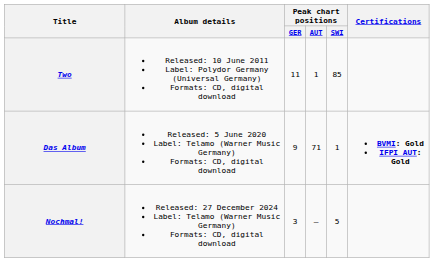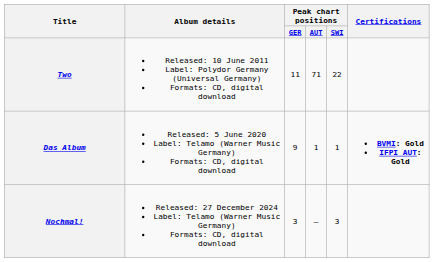(316, 74) 1 -> (316, 74) 71
(337, 74) 85 -> (337, 74) 22
(316, 148) 71 -> (316, 148) 1
(337, 221) 5 -> (337, 221) 3
